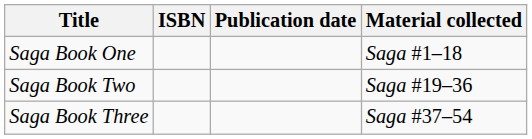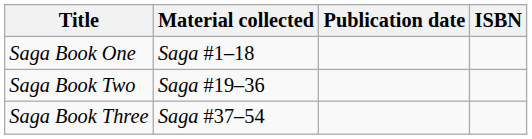columns swapped: (444, 20) <-> (182, 20)
